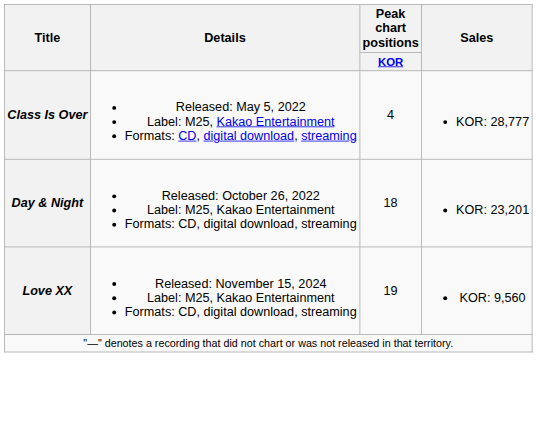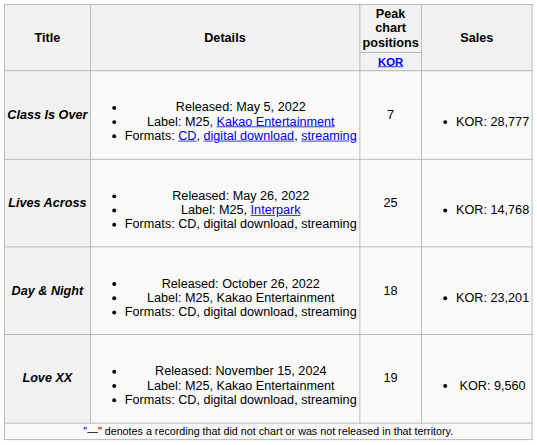(391, 114) 4 -> (391, 114) 7
+ row: (47, 202)
